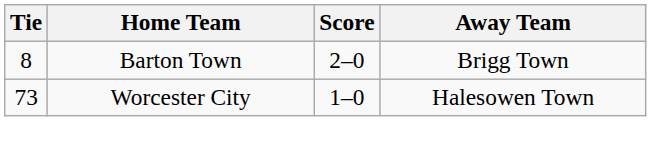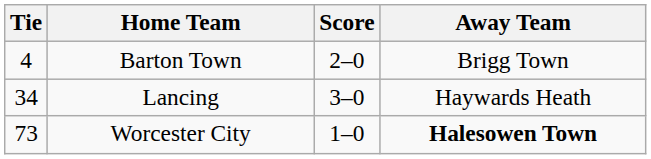(26, 60) 8 -> (26, 60) 4
+ row: (181, 97)
(513, 97) normal -> (513, 134) bold
